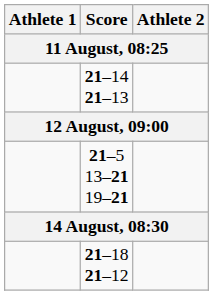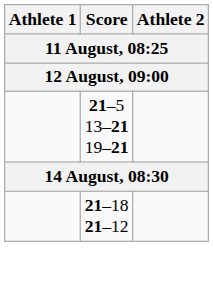- row: (107, 87)
